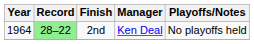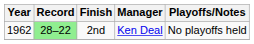(19, 30) 1964 -> (19, 30) 1962
